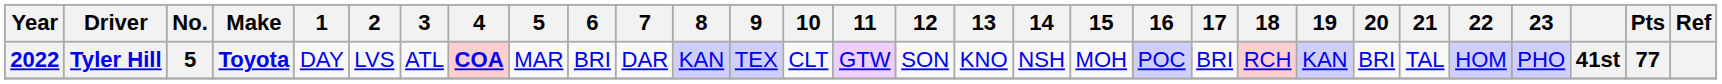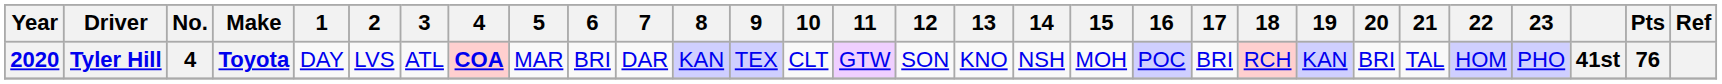(35, 60) 2022 -> (35, 60) 2020
(190, 60) 5 -> (190, 60) 4
(1648, 60) 77 -> (1648, 60) 76
